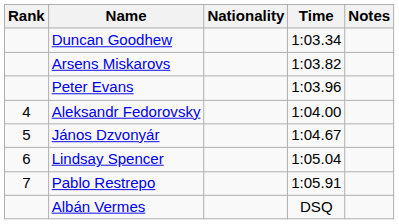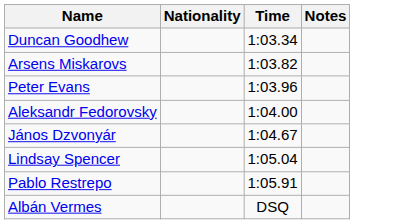- column: (26, 16)
